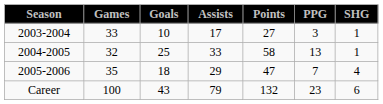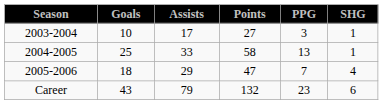- column: (112, 14)
